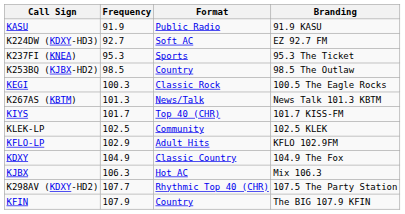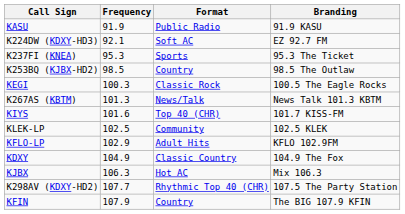(113, 41) 92.7 -> (113, 41) 92.1
(116, 114) 101.7 -> (116, 114) 101.6
